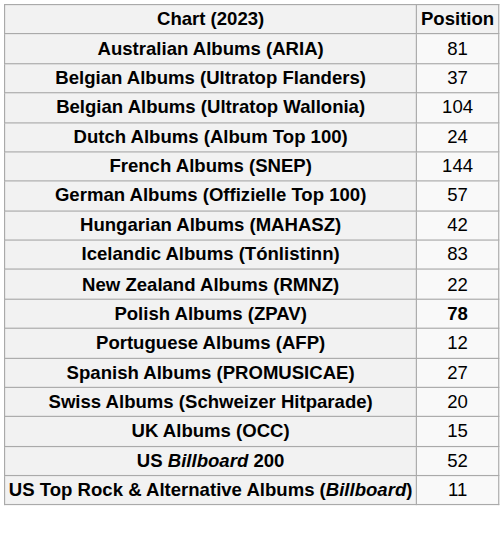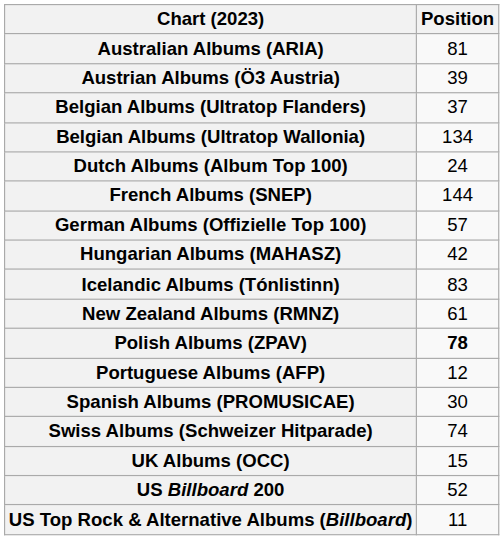+ row: (211, 78)
(458, 107) 104 -> (458, 136) 134
(458, 284) 22 -> (458, 313) 61
(458, 372) 27 -> (458, 401) 30
(458, 401) 20 -> (458, 431) 74
